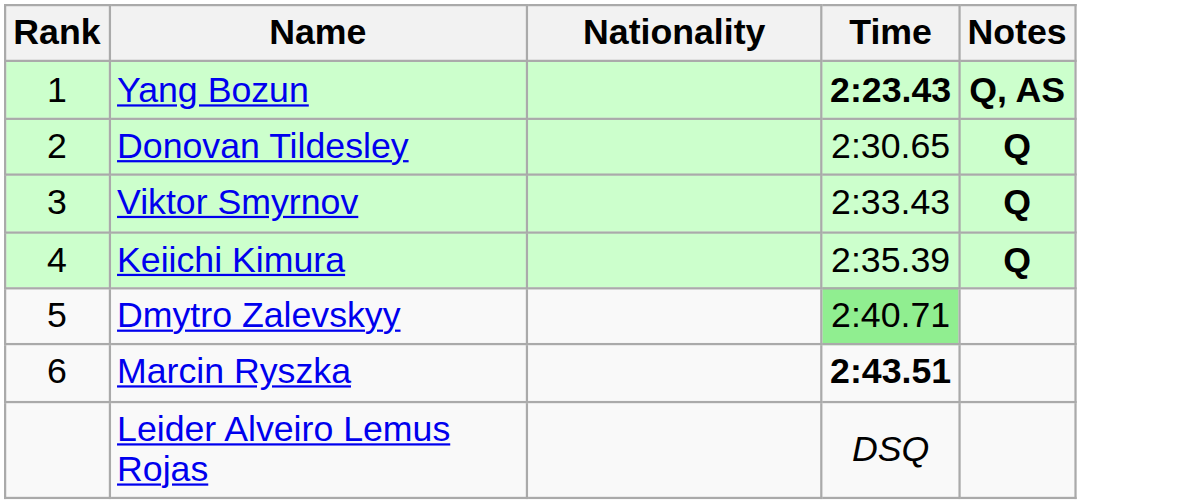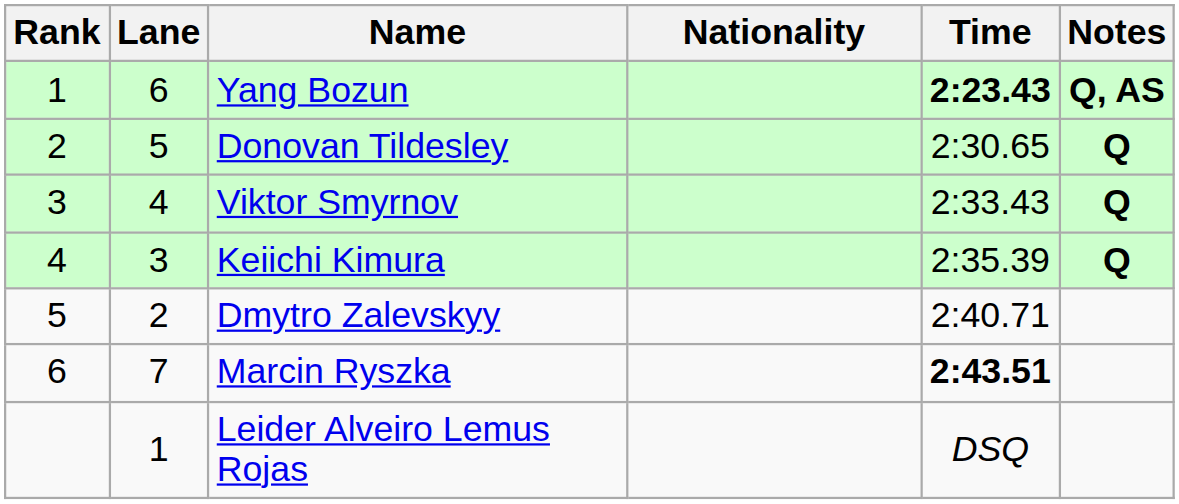+ column: (159, 32)
(891, 315) lightgreen background -> (990, 315) no background
